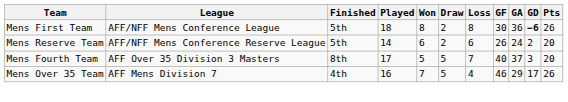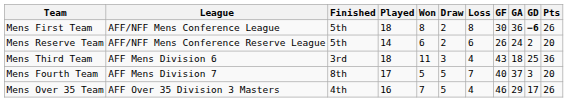+ row: (49, 58)
(194, 58) AFF Over 35 Division 3 Masters -> (163, 74) AFF Mens Division 7
(163, 74) AFF Mens Division 7 -> (194, 89) AFF Over 35 Division 3 Masters
